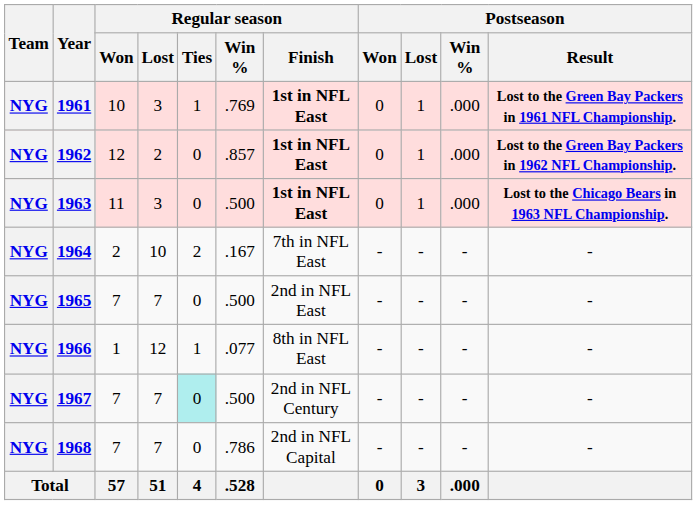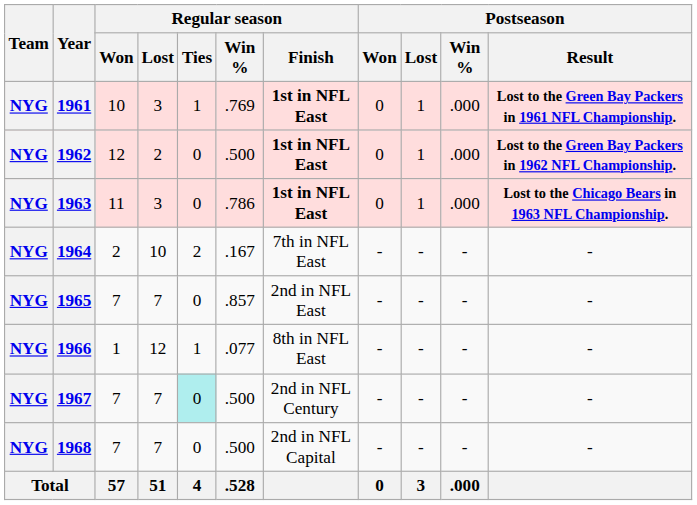(240, 154) .857 -> (240, 154) .500
(240, 203) .500 -> (240, 203) .786
(240, 300) .500 -> (240, 300) .857
(240, 446) .786 -> (240, 446) .500
